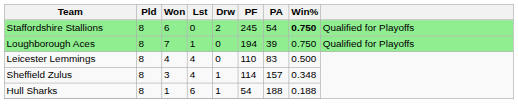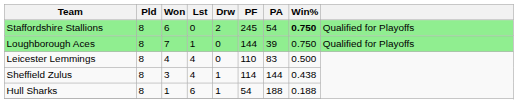(249, 43) 194 -> (249, 43) 144
(274, 75) 157 -> (274, 75) 144
(304, 75) 0.348 -> (304, 75) 0.438
